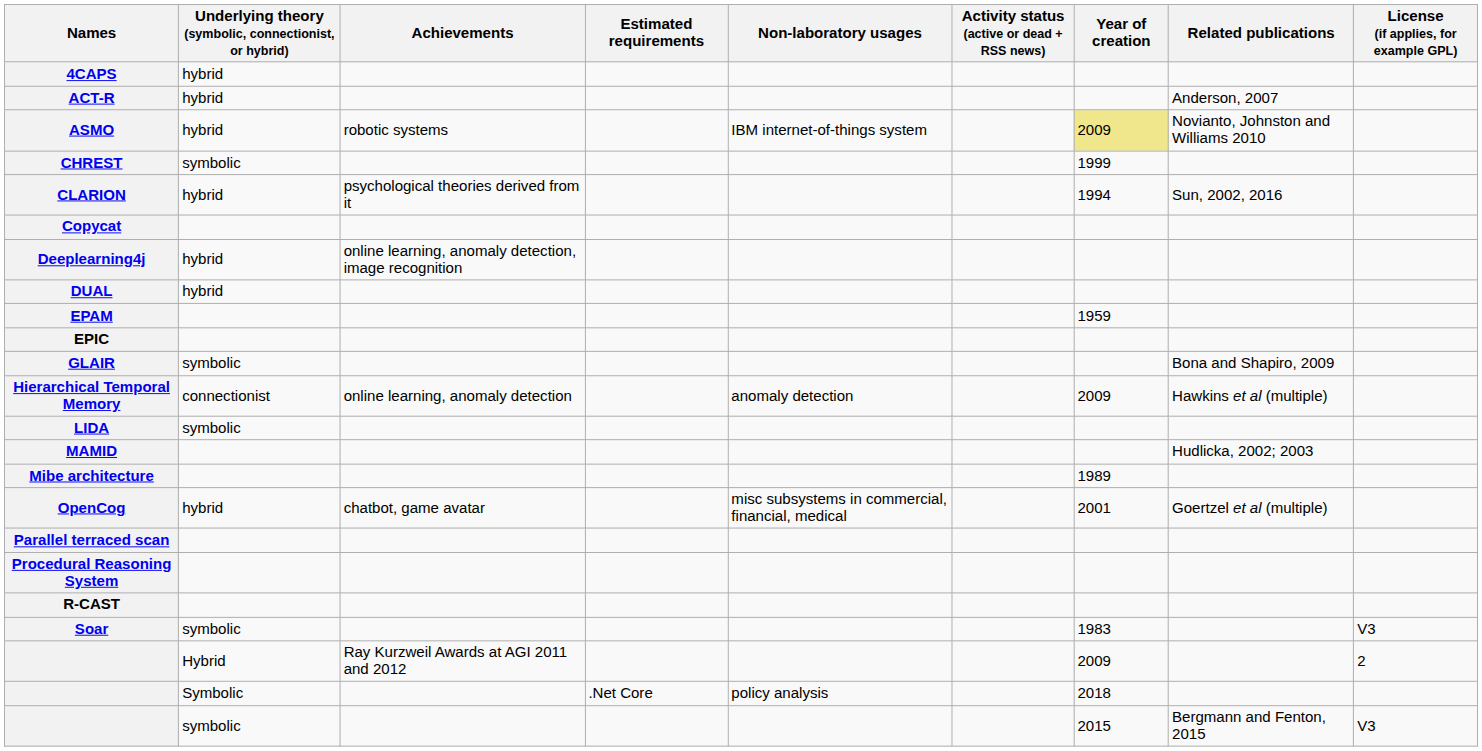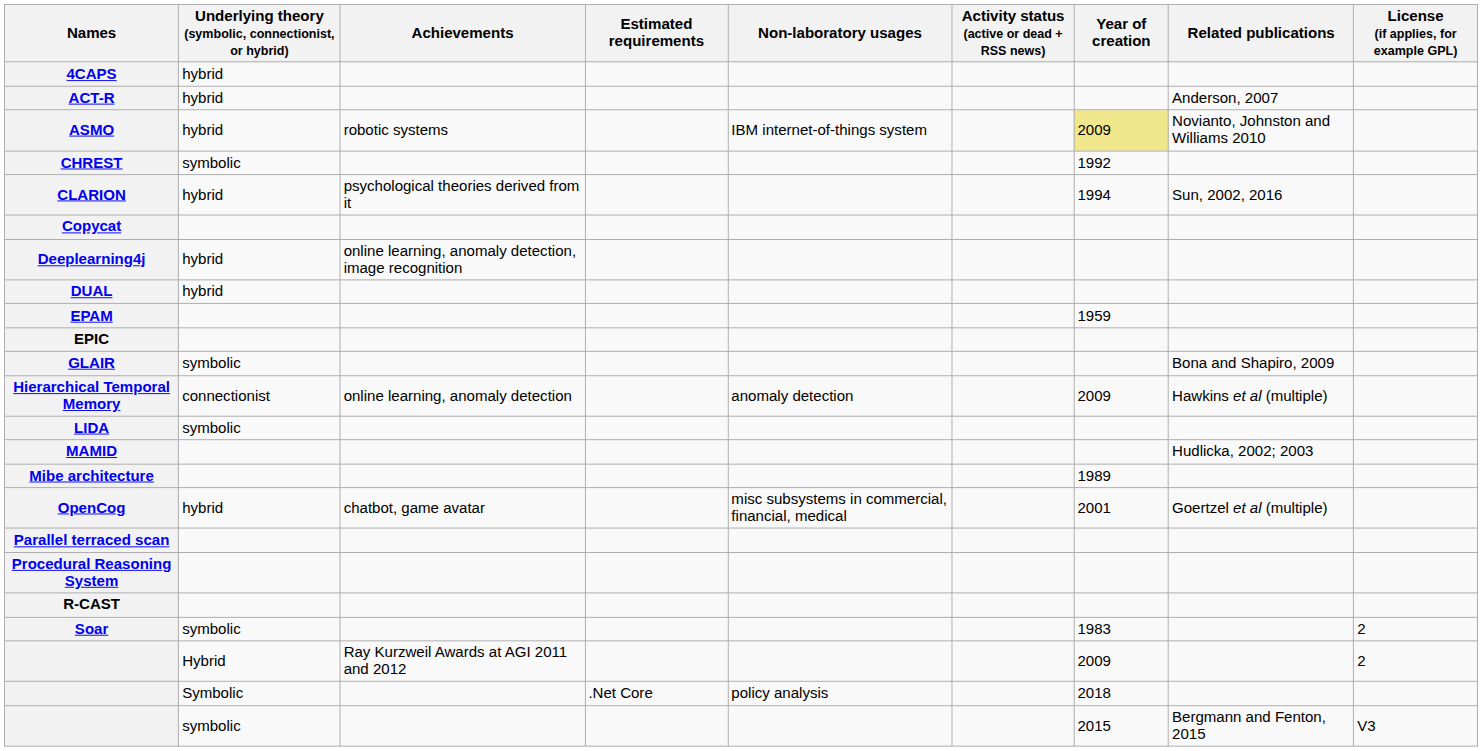(1094, 162) 1999 -> (1094, 162) 1992
(1366, 628) V3 -> (1361, 628) 2
